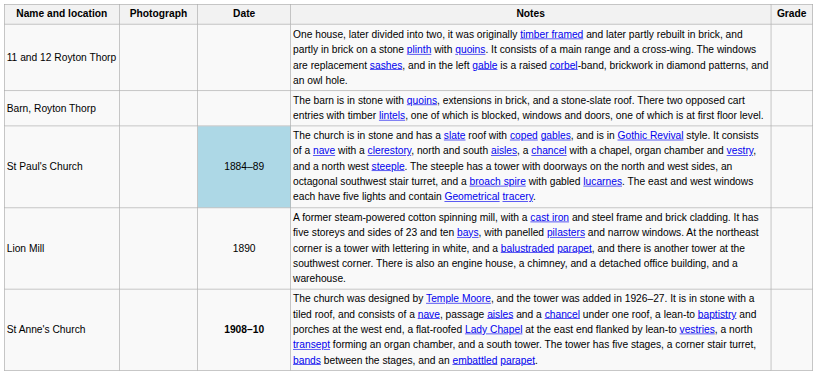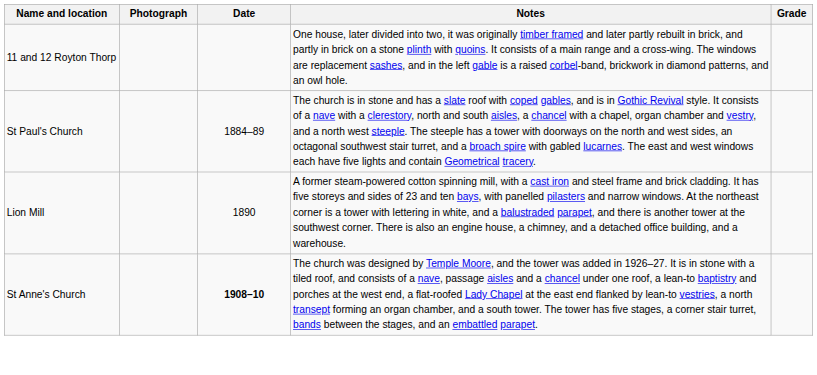- row: (51, 108)
(244, 166) lightblue background -> (244, 131) no background
